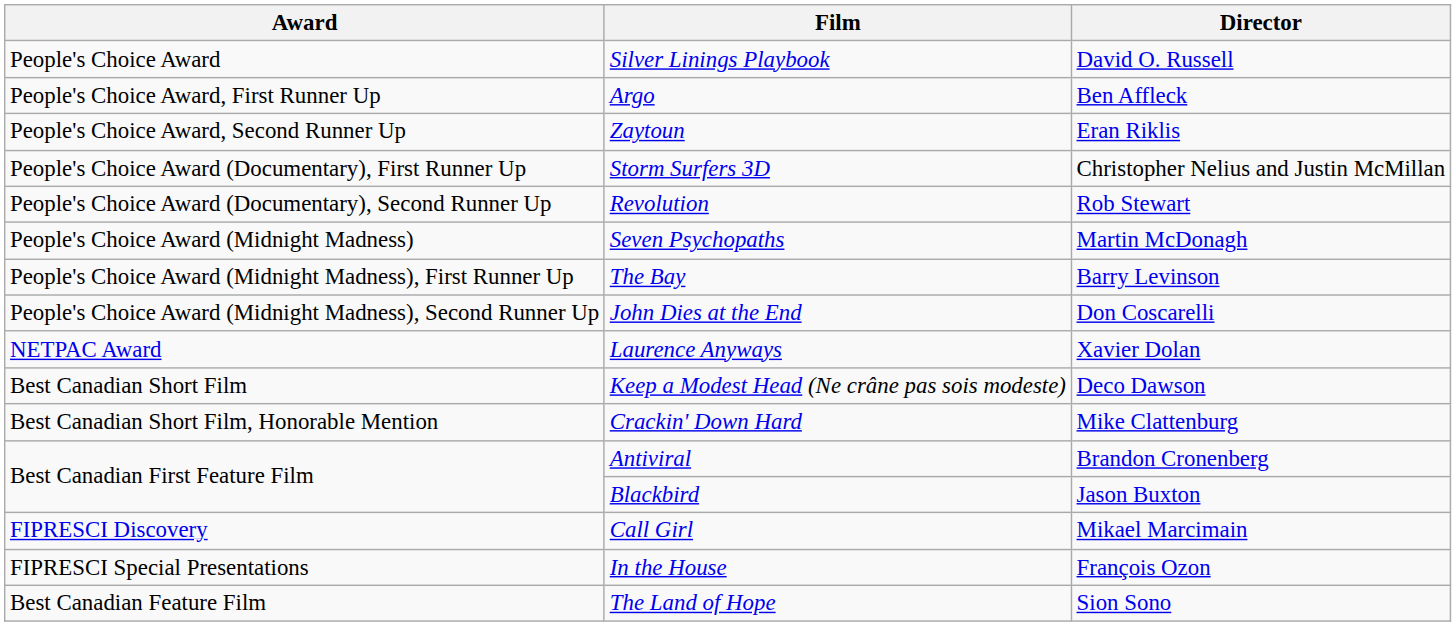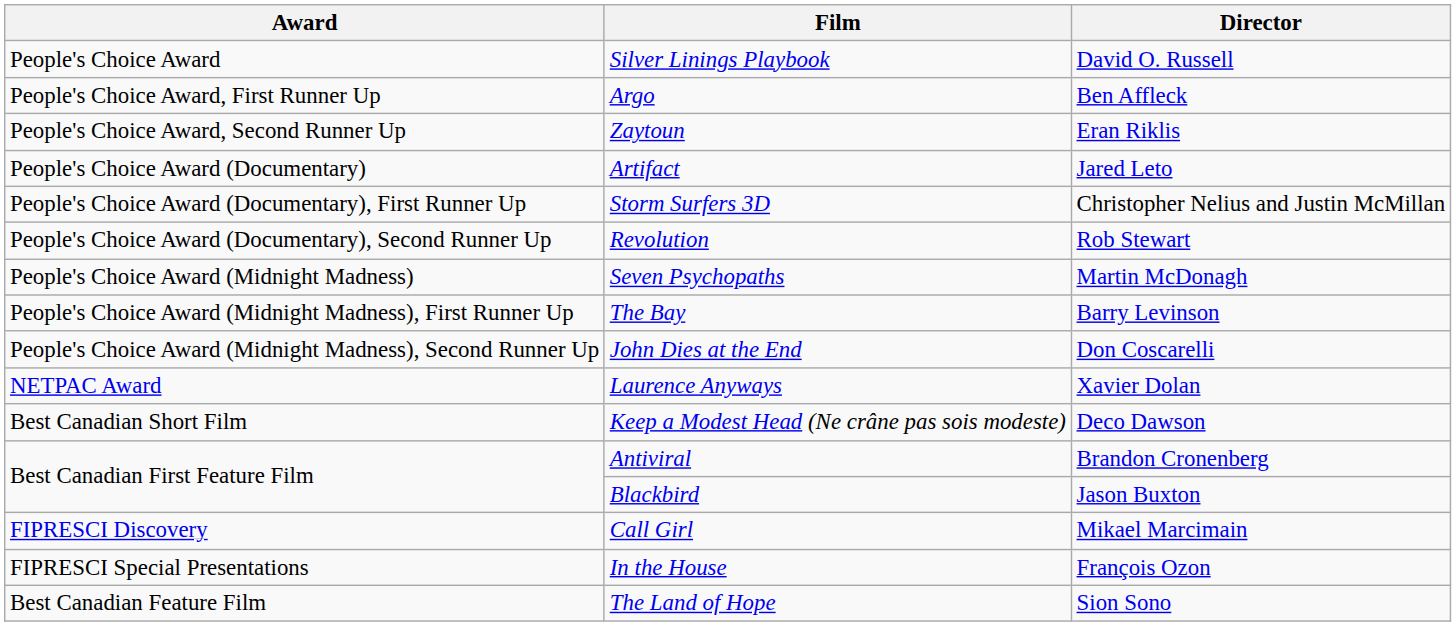+ row: (645, 167)
- row: (706, 421)
